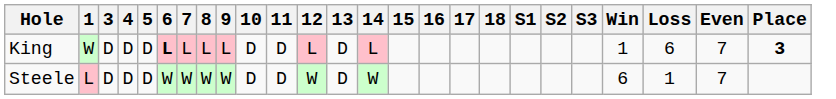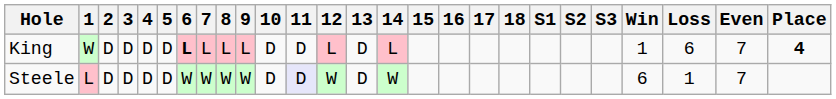+ column: (108, 20)
(780, 49) 3 -> (799, 49) 4
(281, 79) no background -> (301, 79) lavender background
